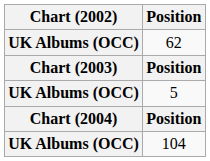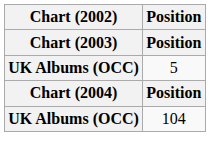- row: (174, 42)
